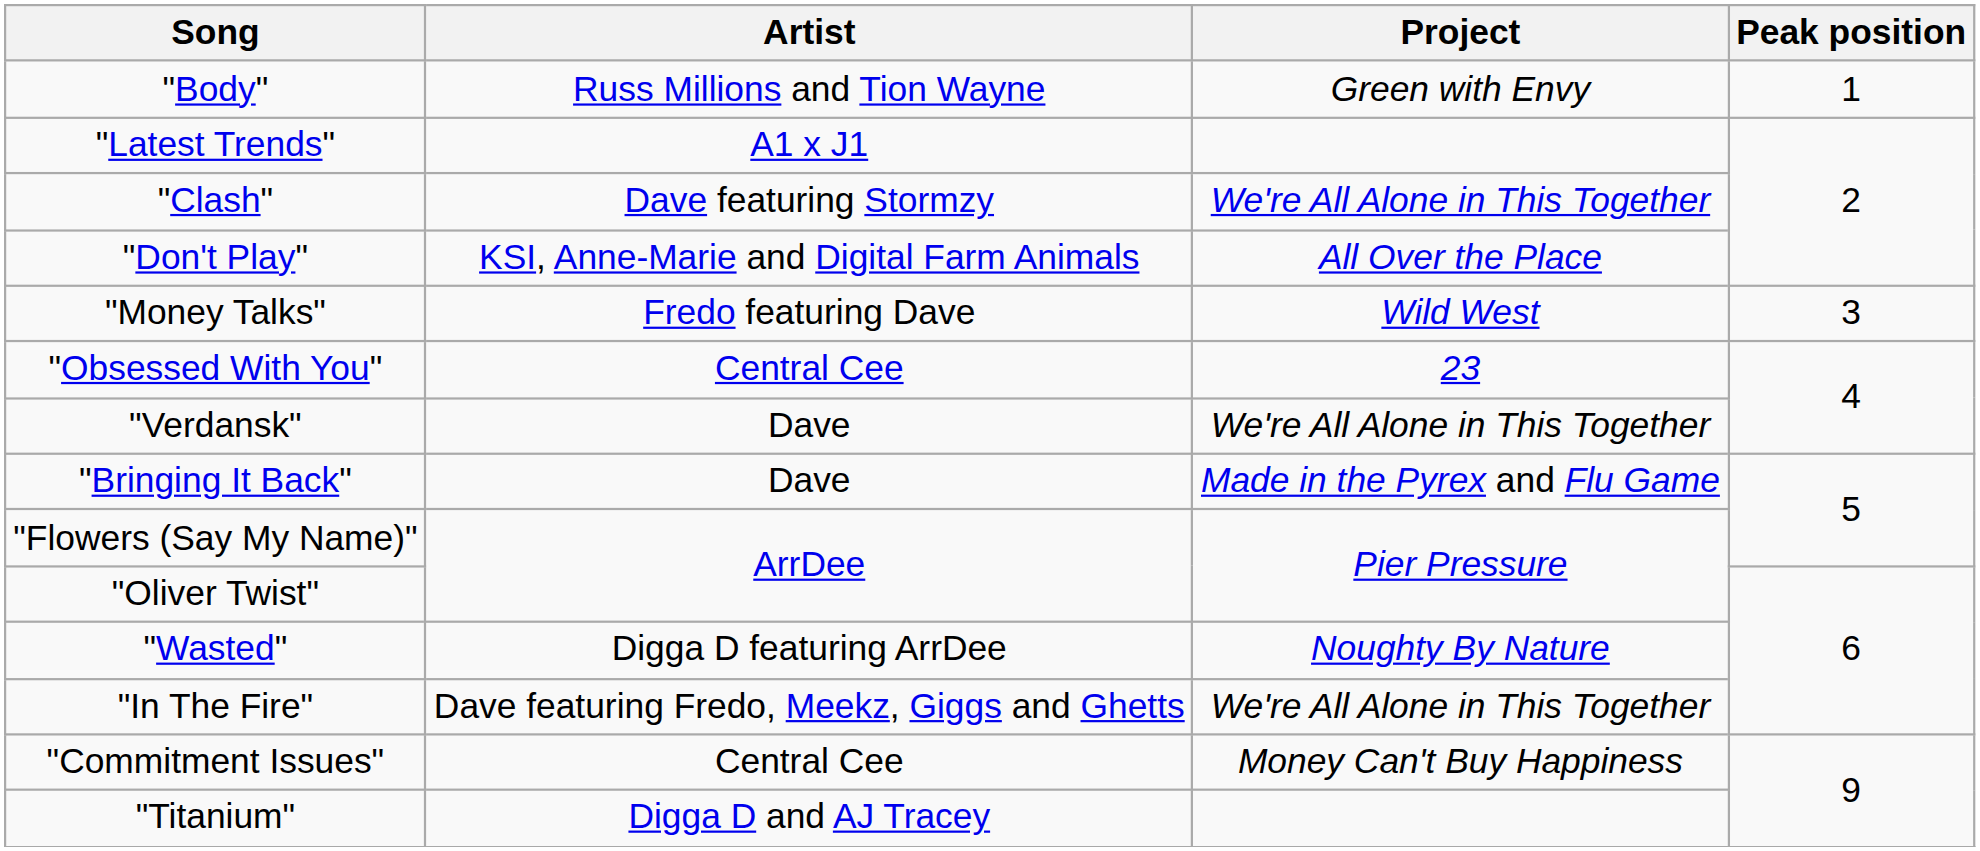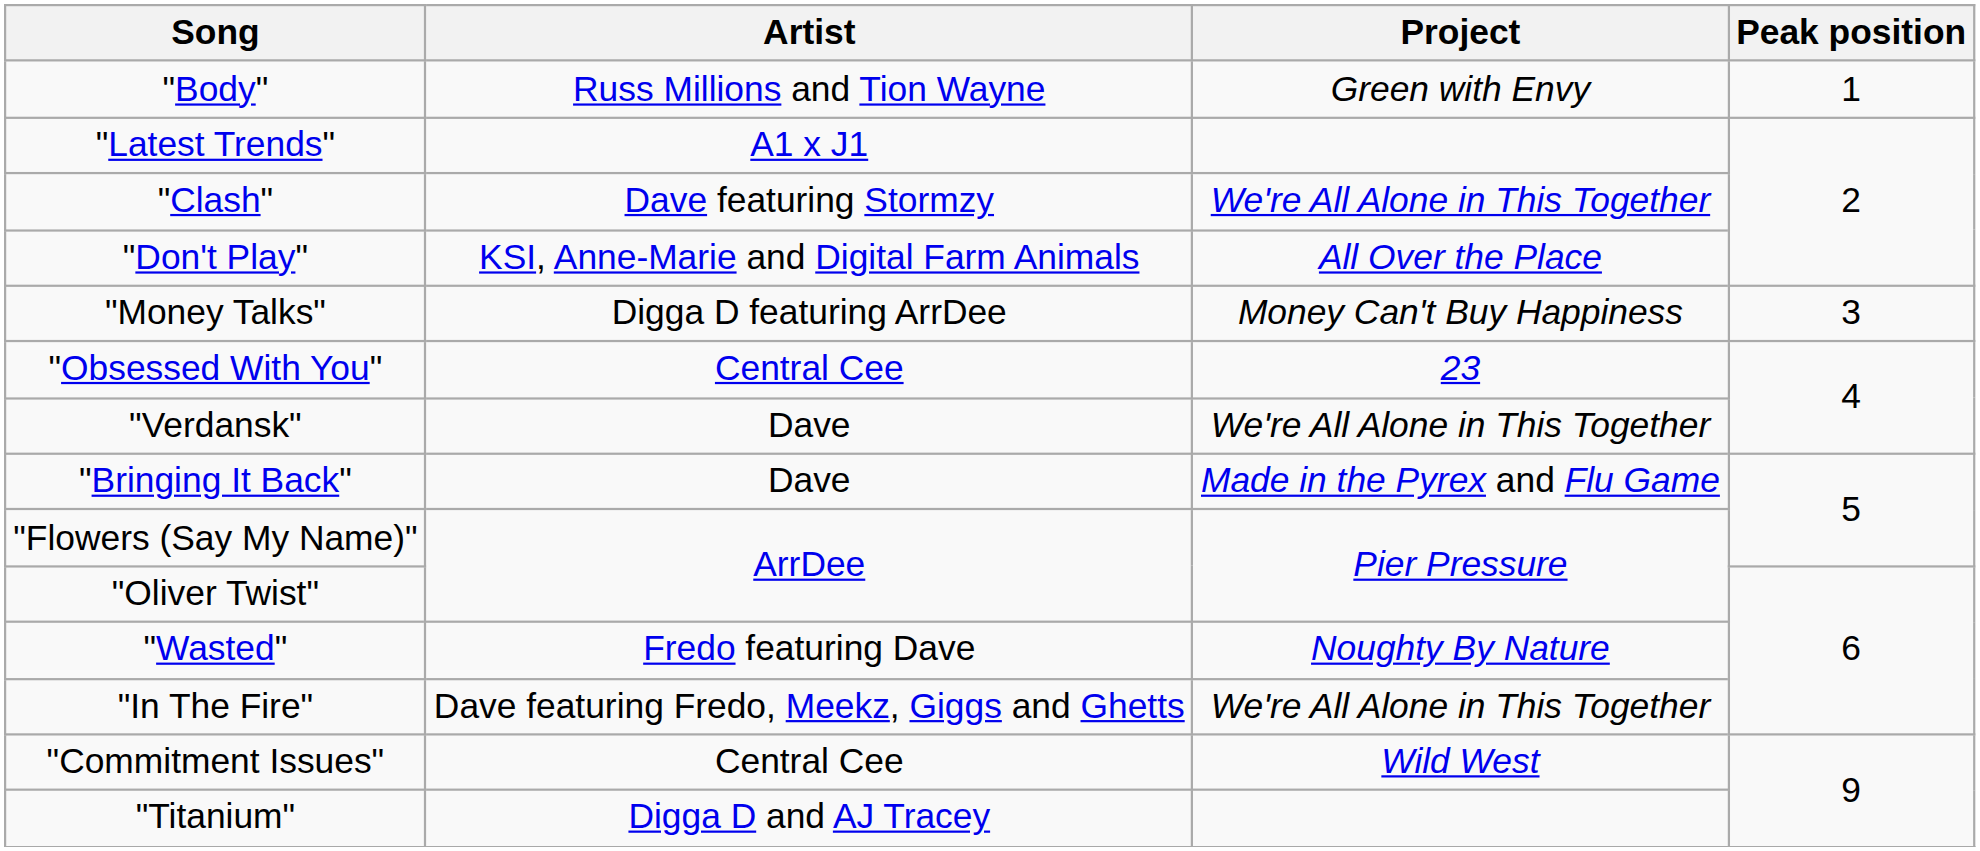(809, 312) Fredo featuring Dave -> (809, 312) Digga D featuring ArrDee
(1460, 312) Wild West -> (1460, 312) Money Can't Buy Happiness
(809, 649) Digga D featuring ArrDee -> (809, 649) Fredo featuring Dave
(1460, 761) Money Can't Buy Happiness -> (1460, 761) Wild West
